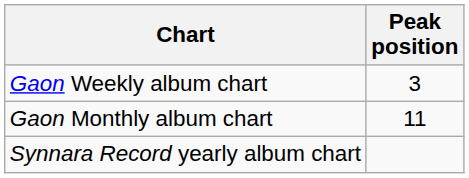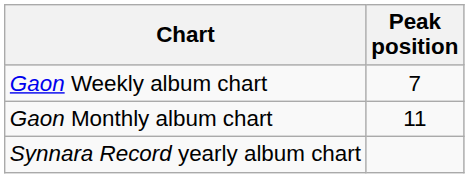(415, 82) 3 -> (415, 82) 7
